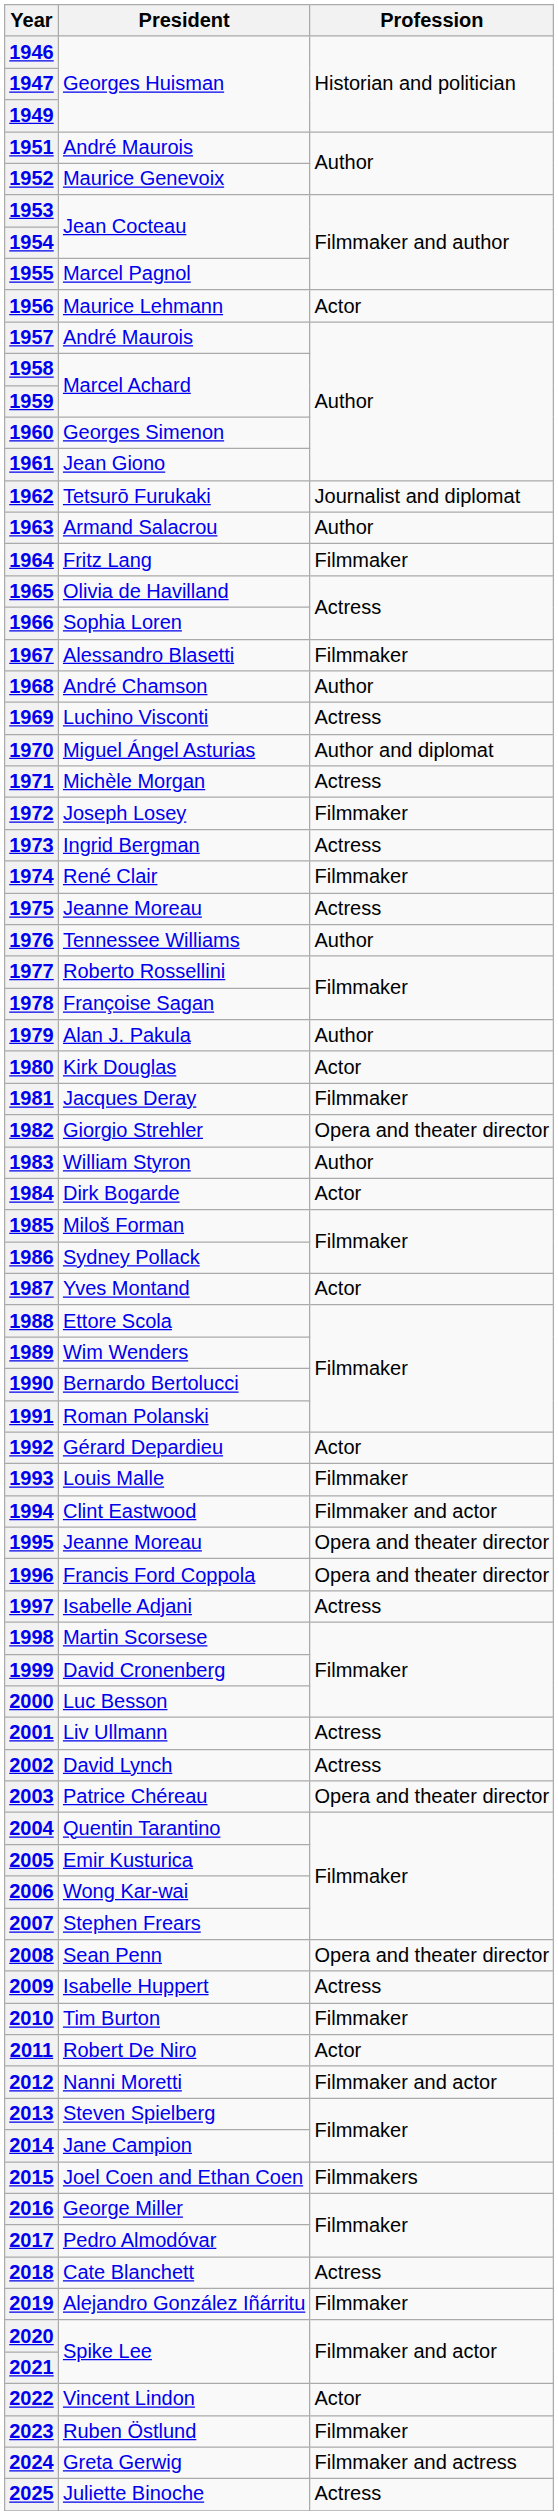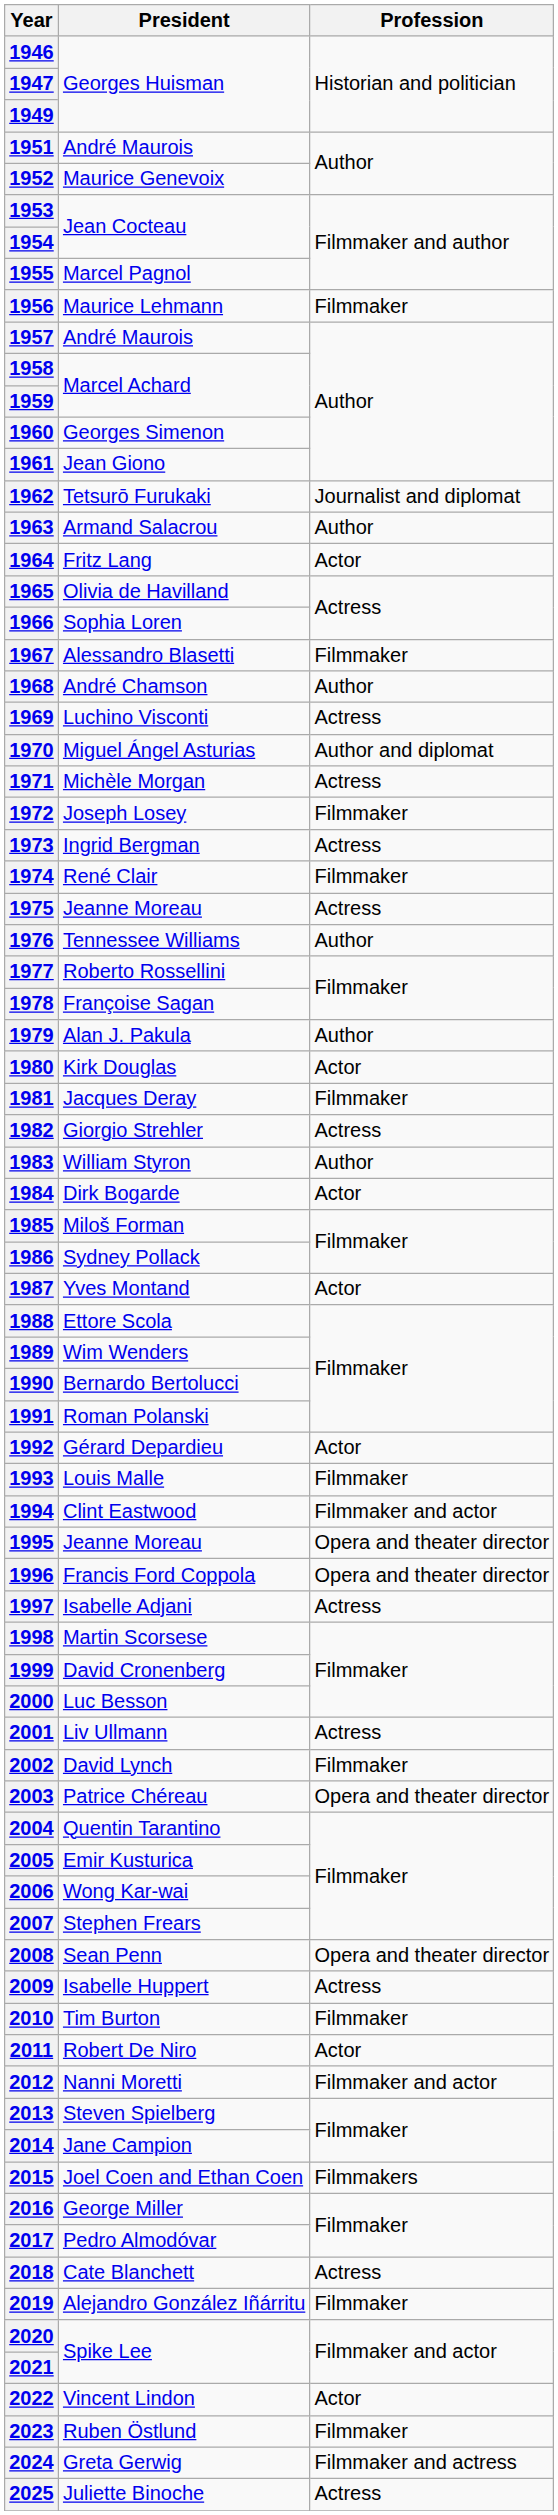(338, 305) Actor -> (361, 305) Filmmaker
(361, 559) Filmmaker -> (338, 559) Actor
(432, 1130) Opera and theater director -> (348, 1130) Actress
(348, 1764) Actress -> (361, 1764) Filmmaker
